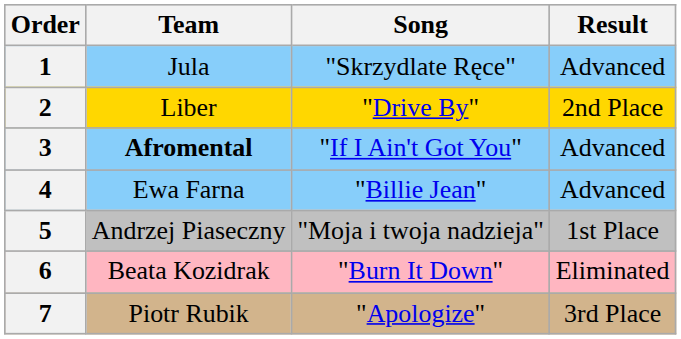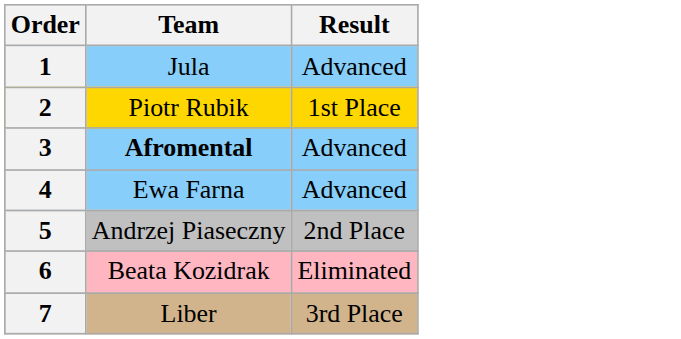- column: (421, 25)
(189, 107) Liber -> (189, 107) Piotr Rubik
(613, 107) 2nd Place -> (354, 107) 1st Place
(613, 230) 1st Place -> (354, 230) 2nd Place
(189, 312) Piotr Rubik -> (189, 312) Liber
